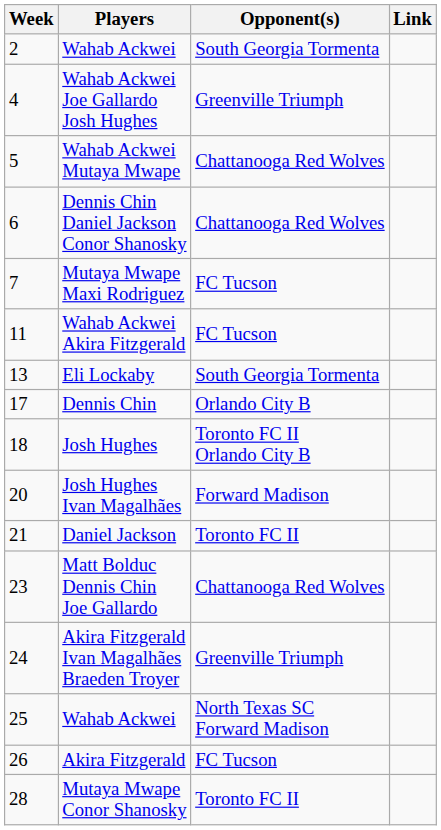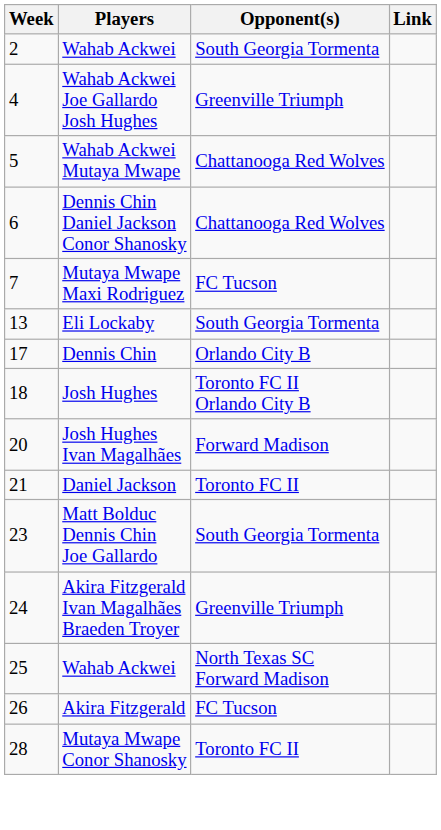- row: (18, 334)
(290, 586) Chattanooga Red Wolves -> (287, 535) South Georgia Tormenta
